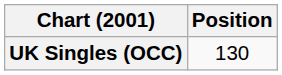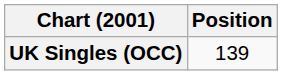(232, 53) 130 -> (232, 53) 139
